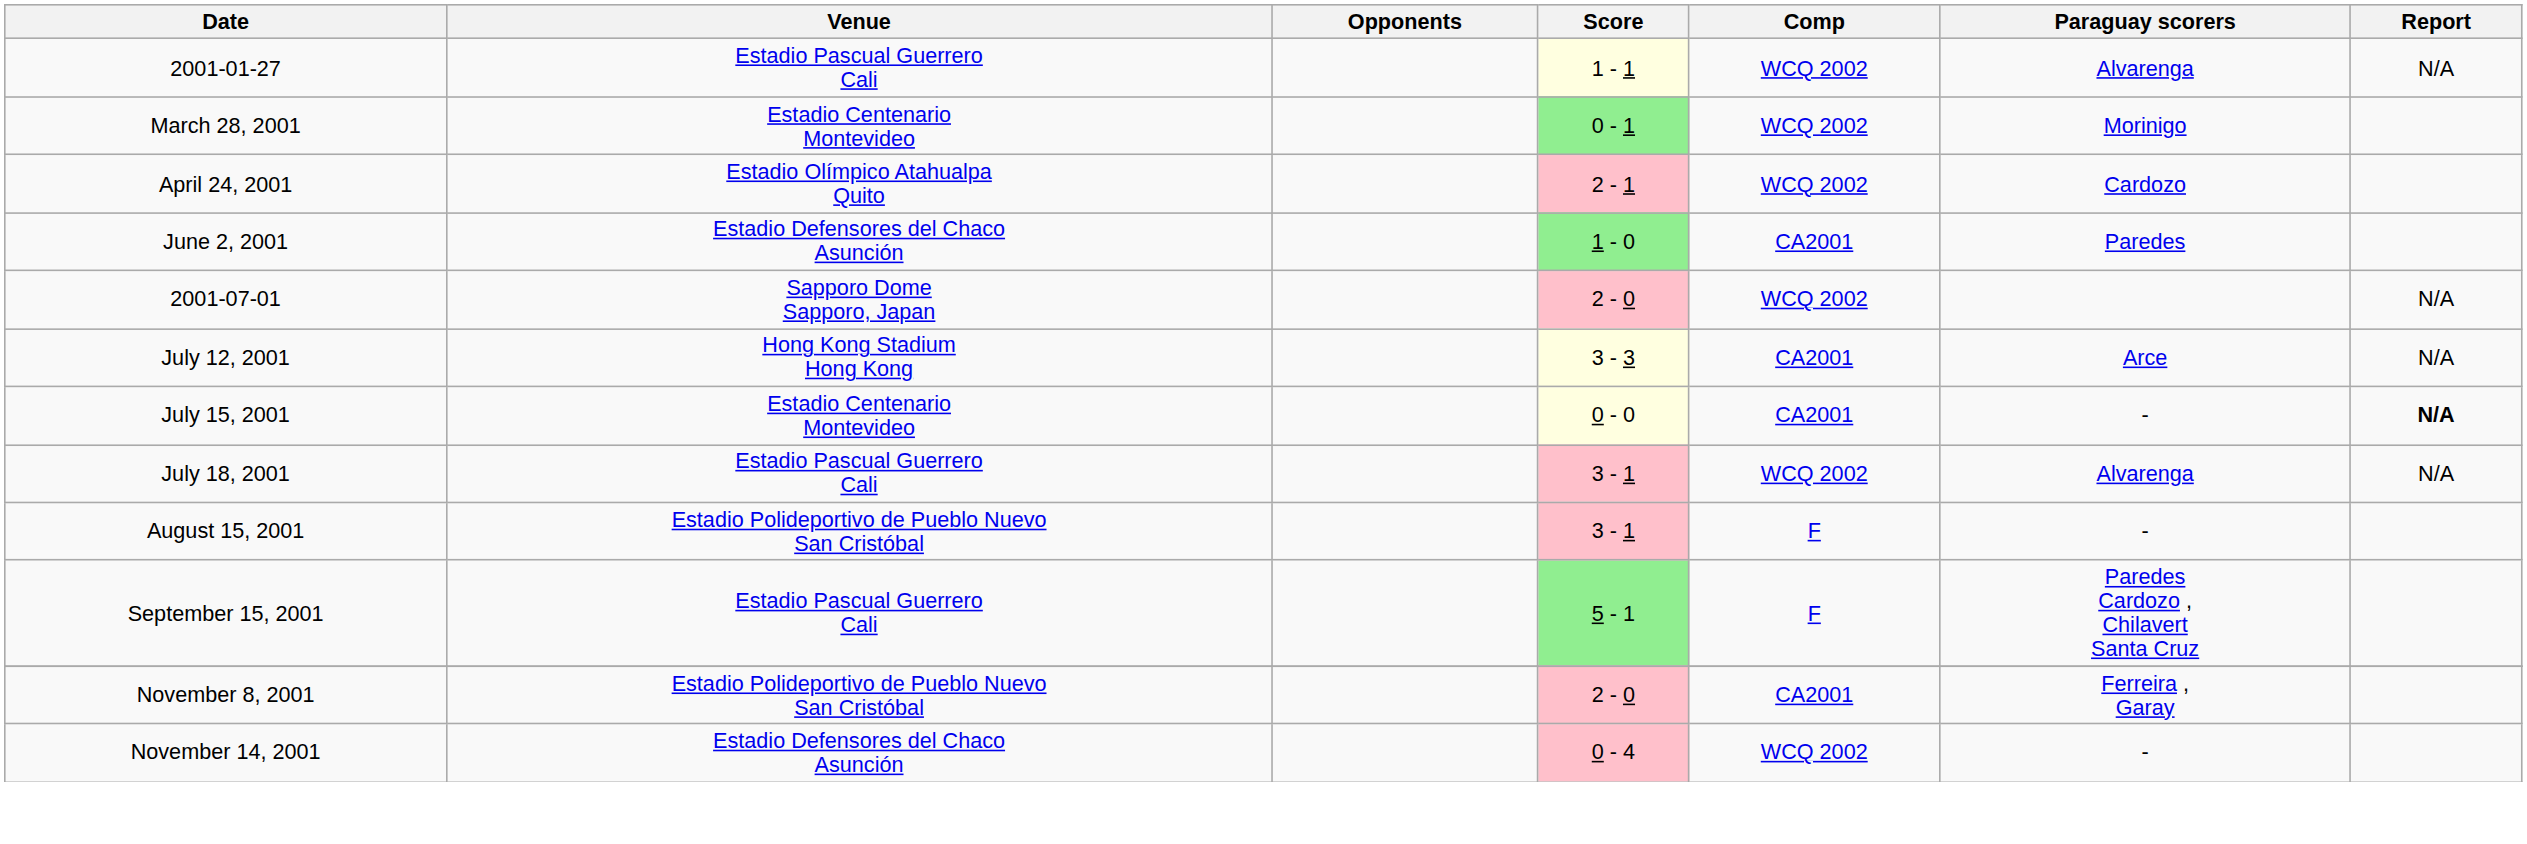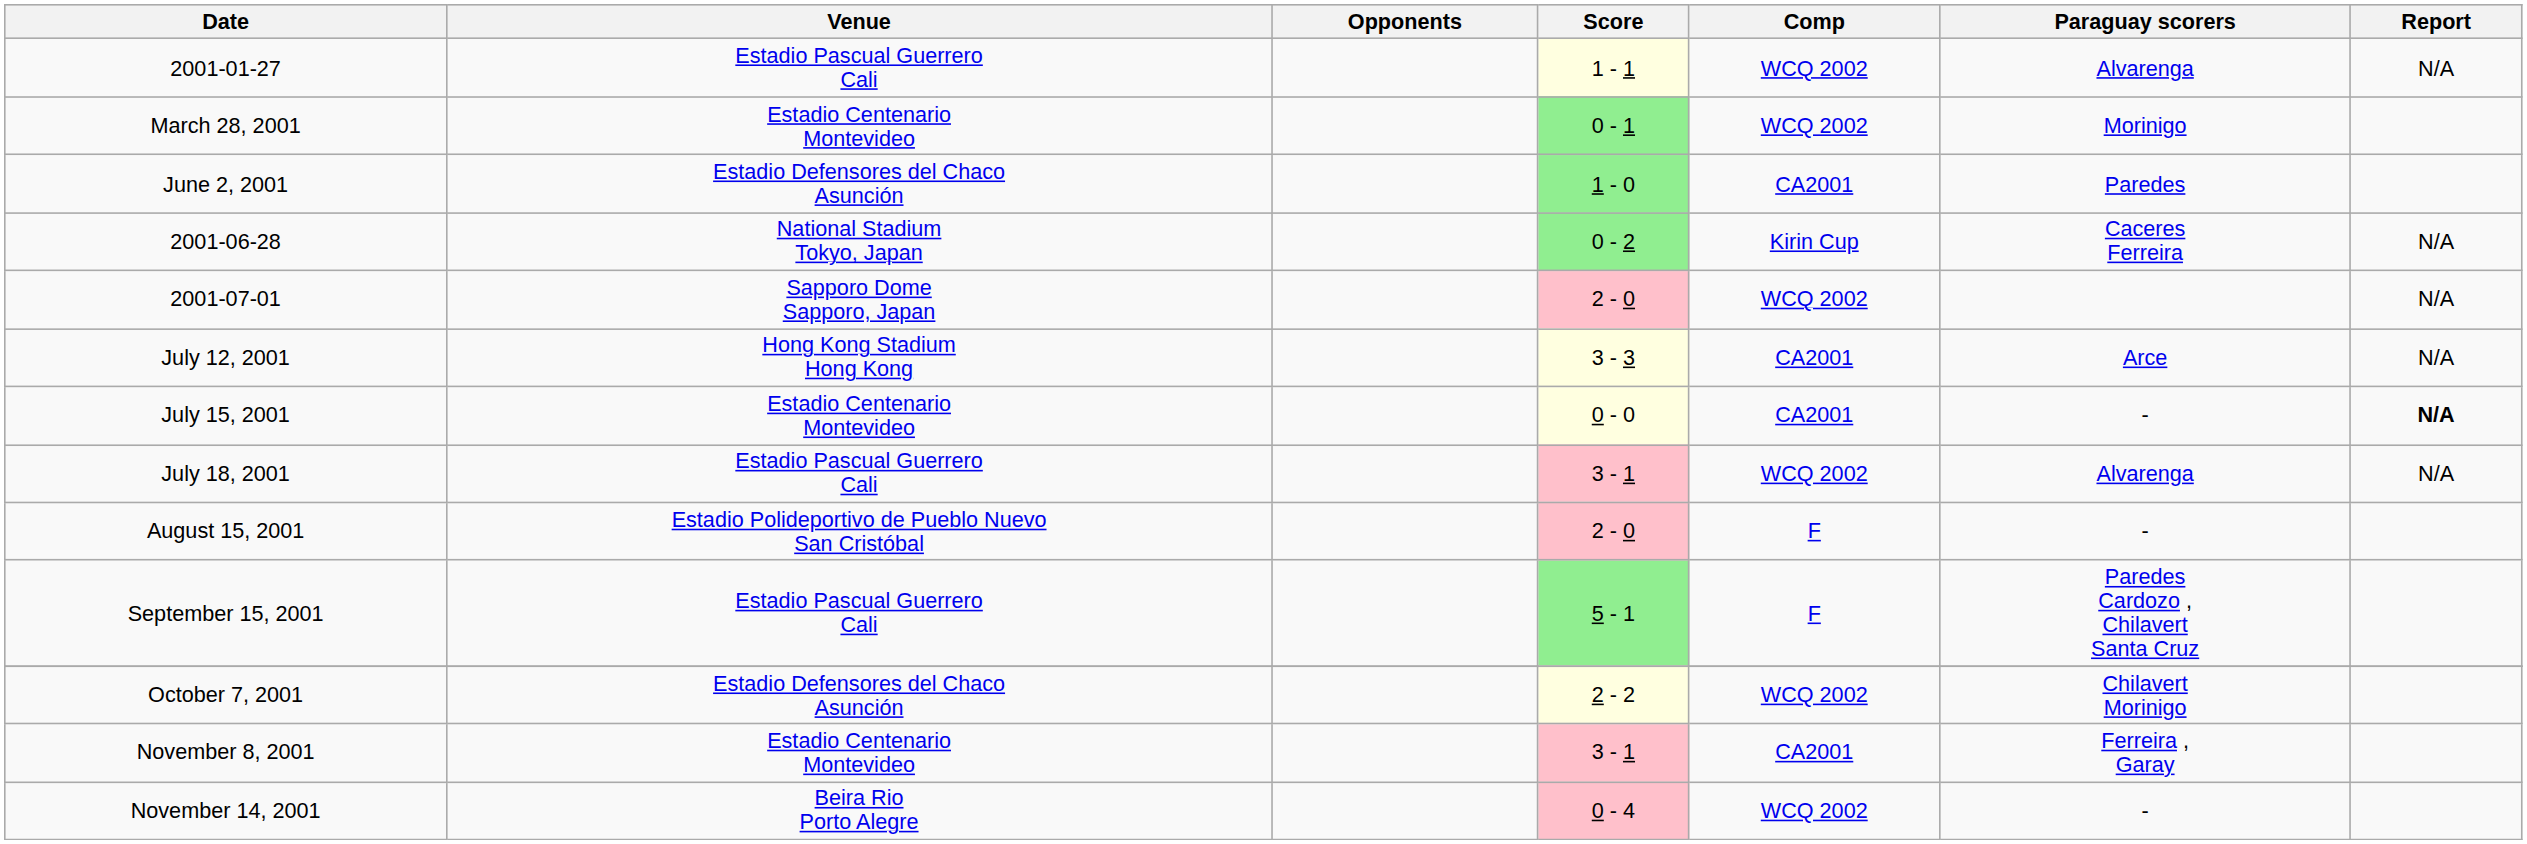- row: (226, 183)
+ row: (226, 241)
(1613, 531) 3 - 1 -> (1613, 531) 2 - 0
+ row: (226, 694)
(859, 694) Estadio Polideportivo de Pueblo Nuevo San Cristóbal -> (859, 752) Estadio Centenario Montevideo
(1613, 694) 2 - 0 -> (1613, 752) 3 - 1
(859, 752) Estadio Defensores del Chaco Asunción -> (859, 810) Beira Rio Porto Alegre
